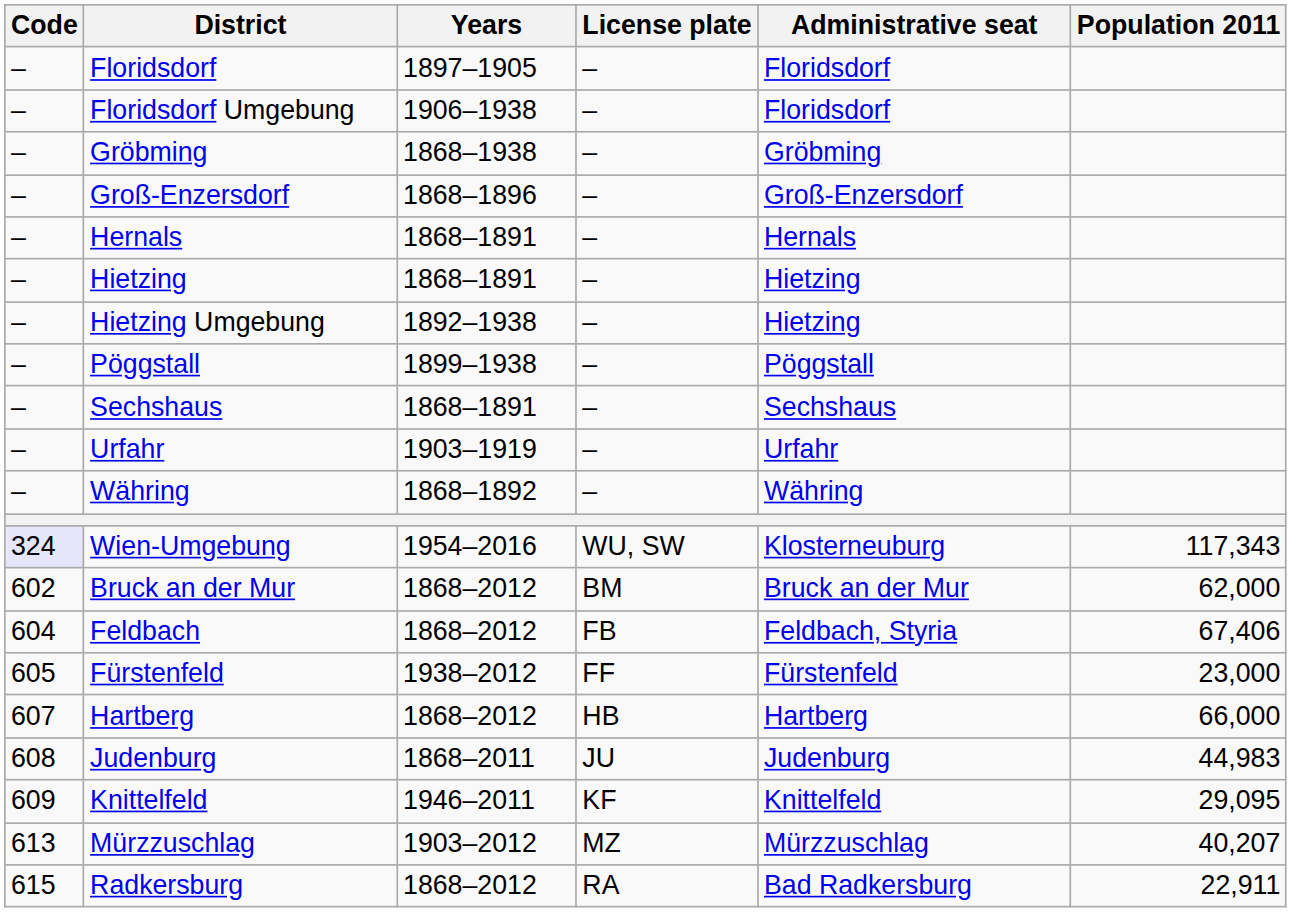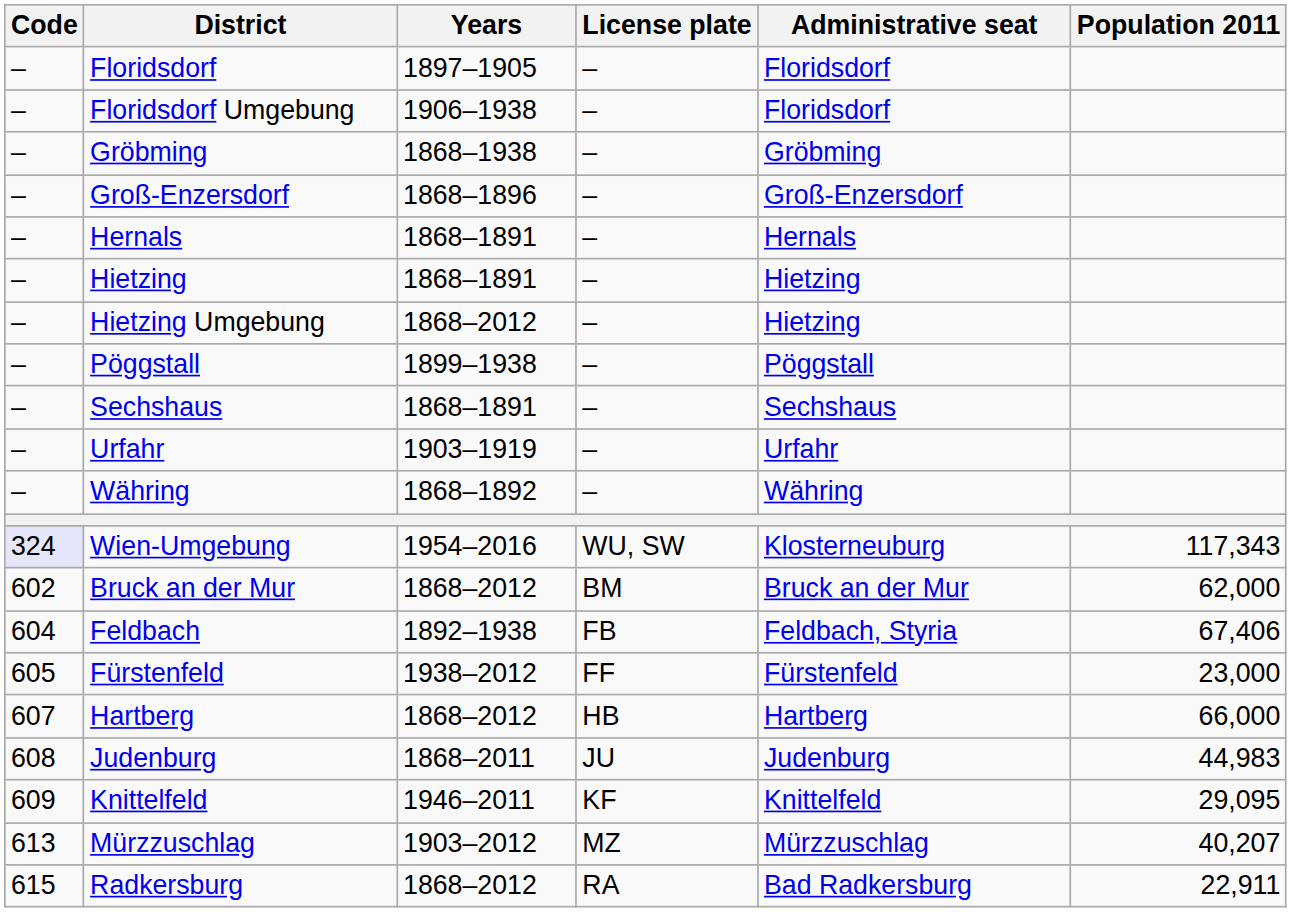(470, 322) 1892–1938 -> (470, 322) 1868–2012
(470, 631) 1868–2012 -> (470, 631) 1892–1938
